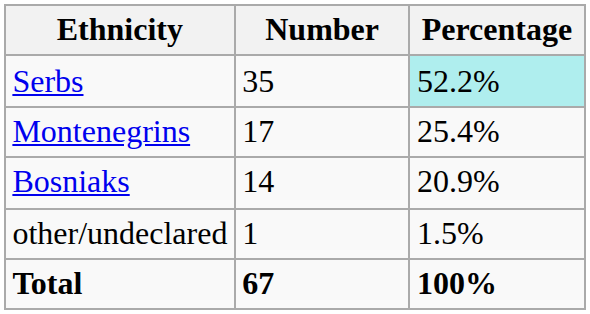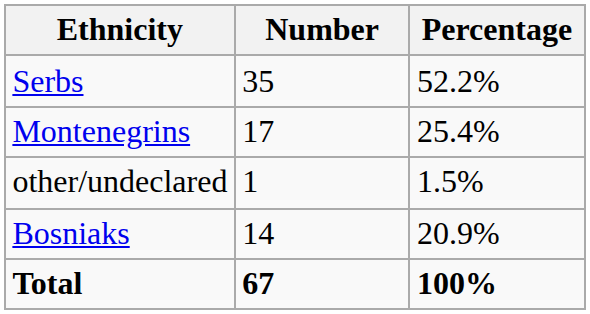(458, 80) paleturquoise background -> (458, 80) no background
rows swapped: (71, 182) <-> (120, 232)
